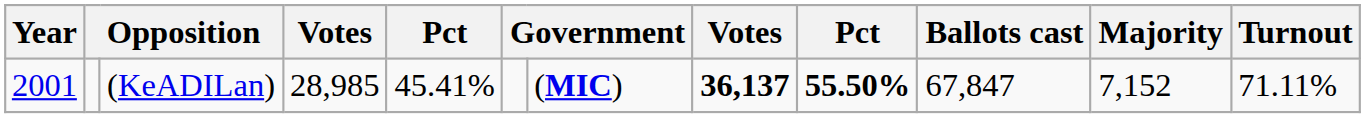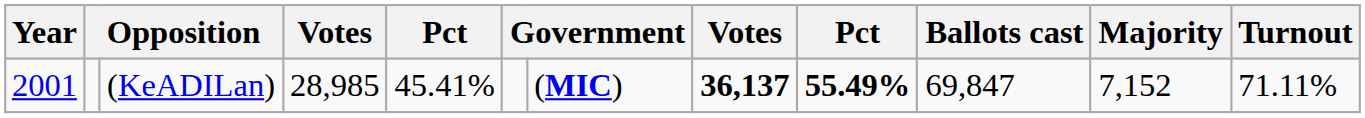(857, 84) 55.50% -> (857, 84) 55.49%
(970, 84) 67,847 -> (970, 84) 69,847
